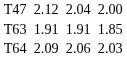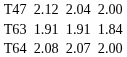(110, 29) 1.85 -> (110, 29) 1.84
(46, 48) 2.09 -> (46, 48) 2.08
(78, 48) 2.06 -> (78, 48) 2.07
(110, 48) 2.03 -> (110, 48) 2.00
